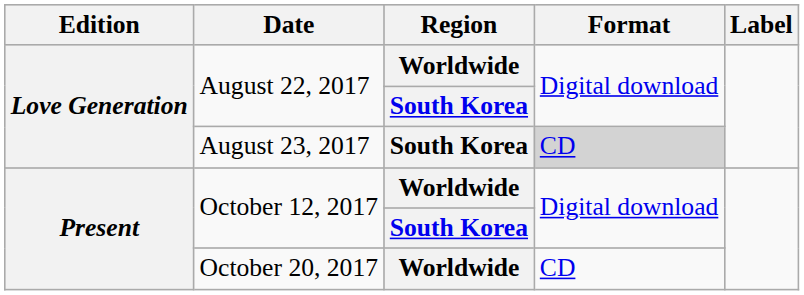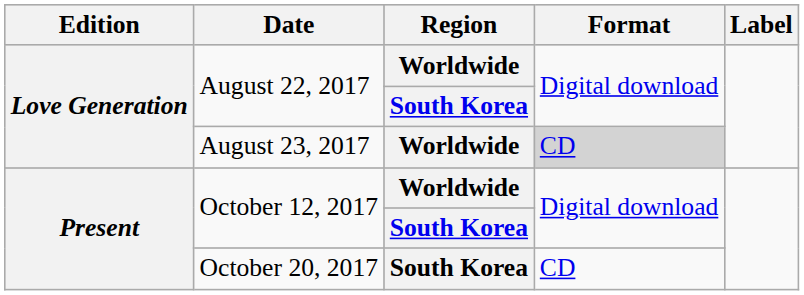(459, 146) South Korea -> (459, 146) Worldwide
(459, 268) Worldwide -> (459, 268) South Korea
